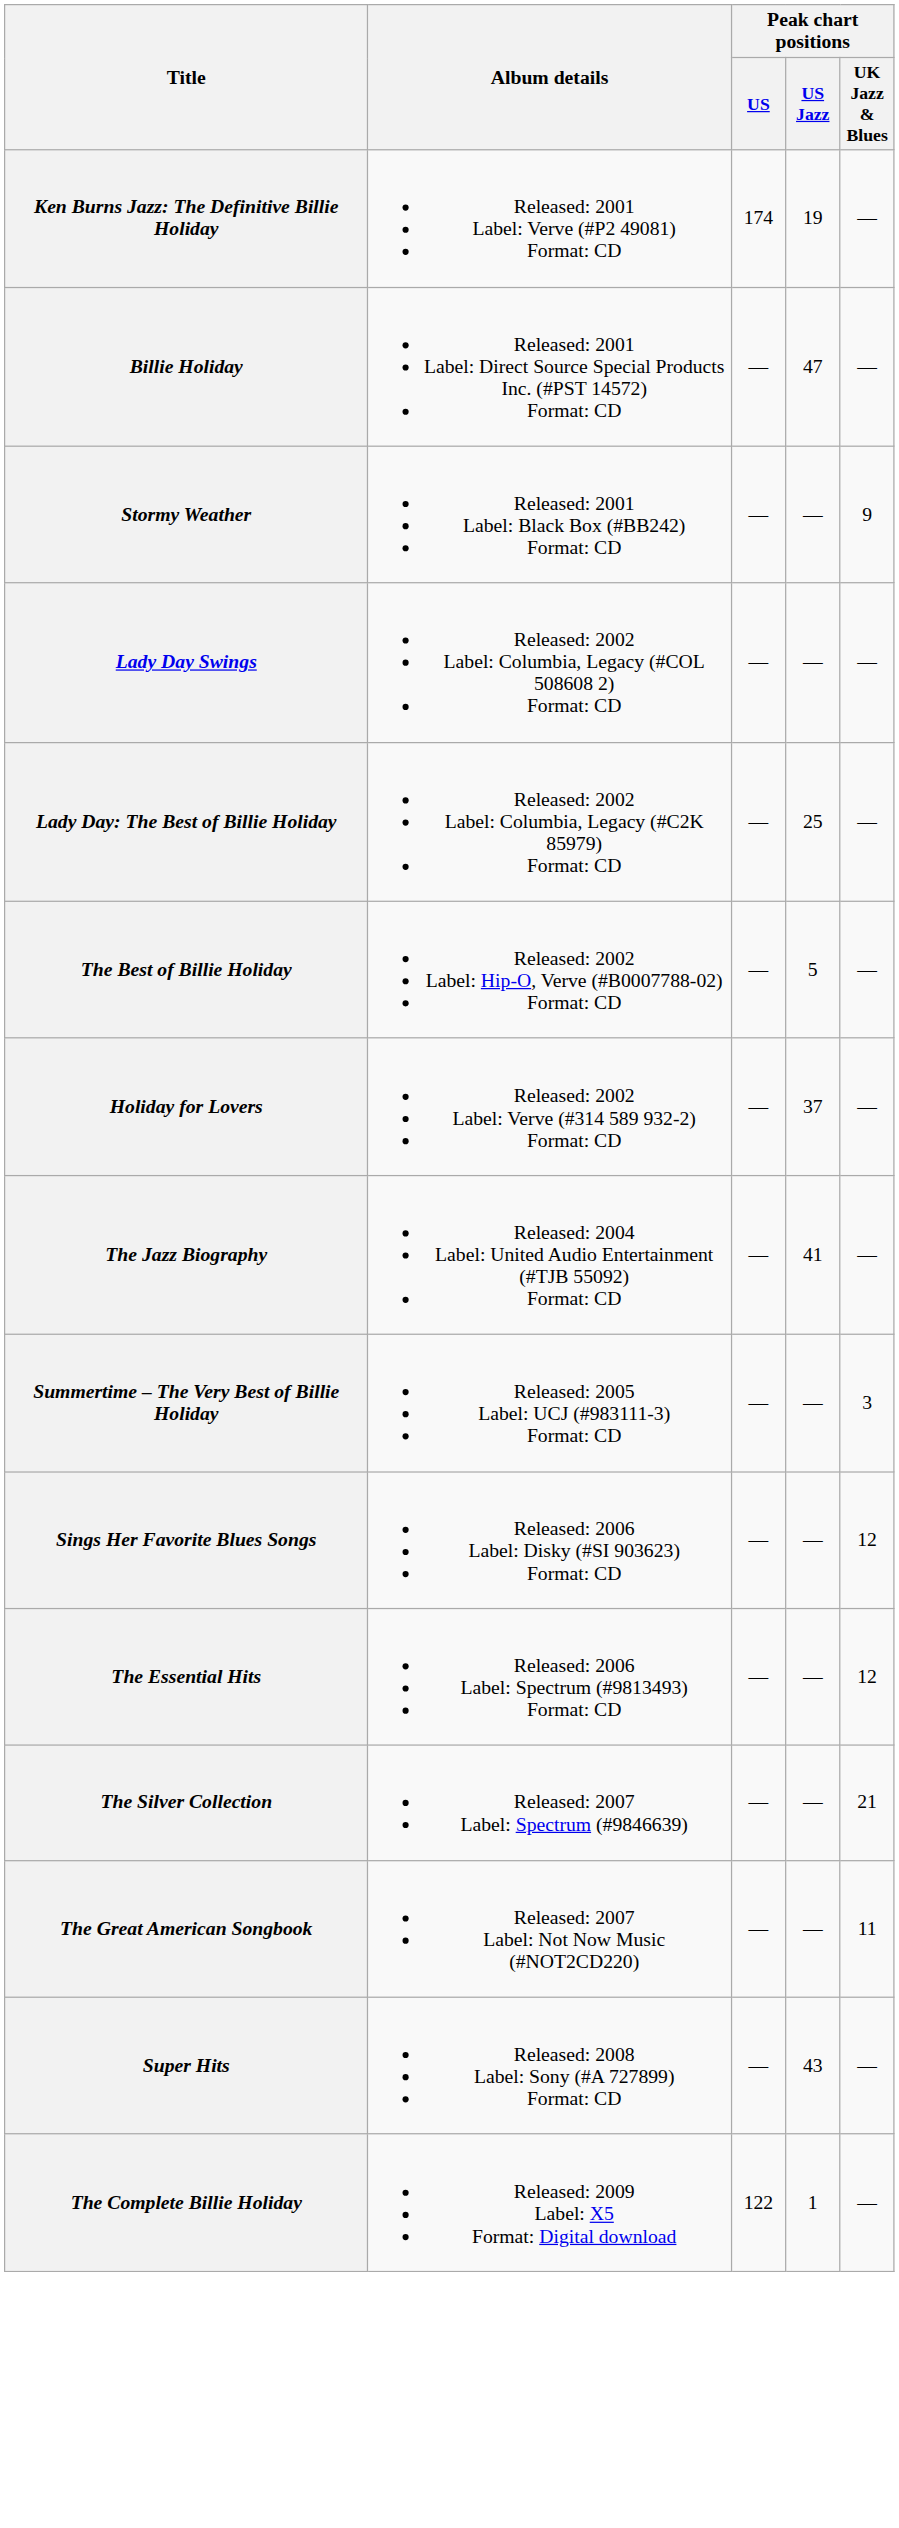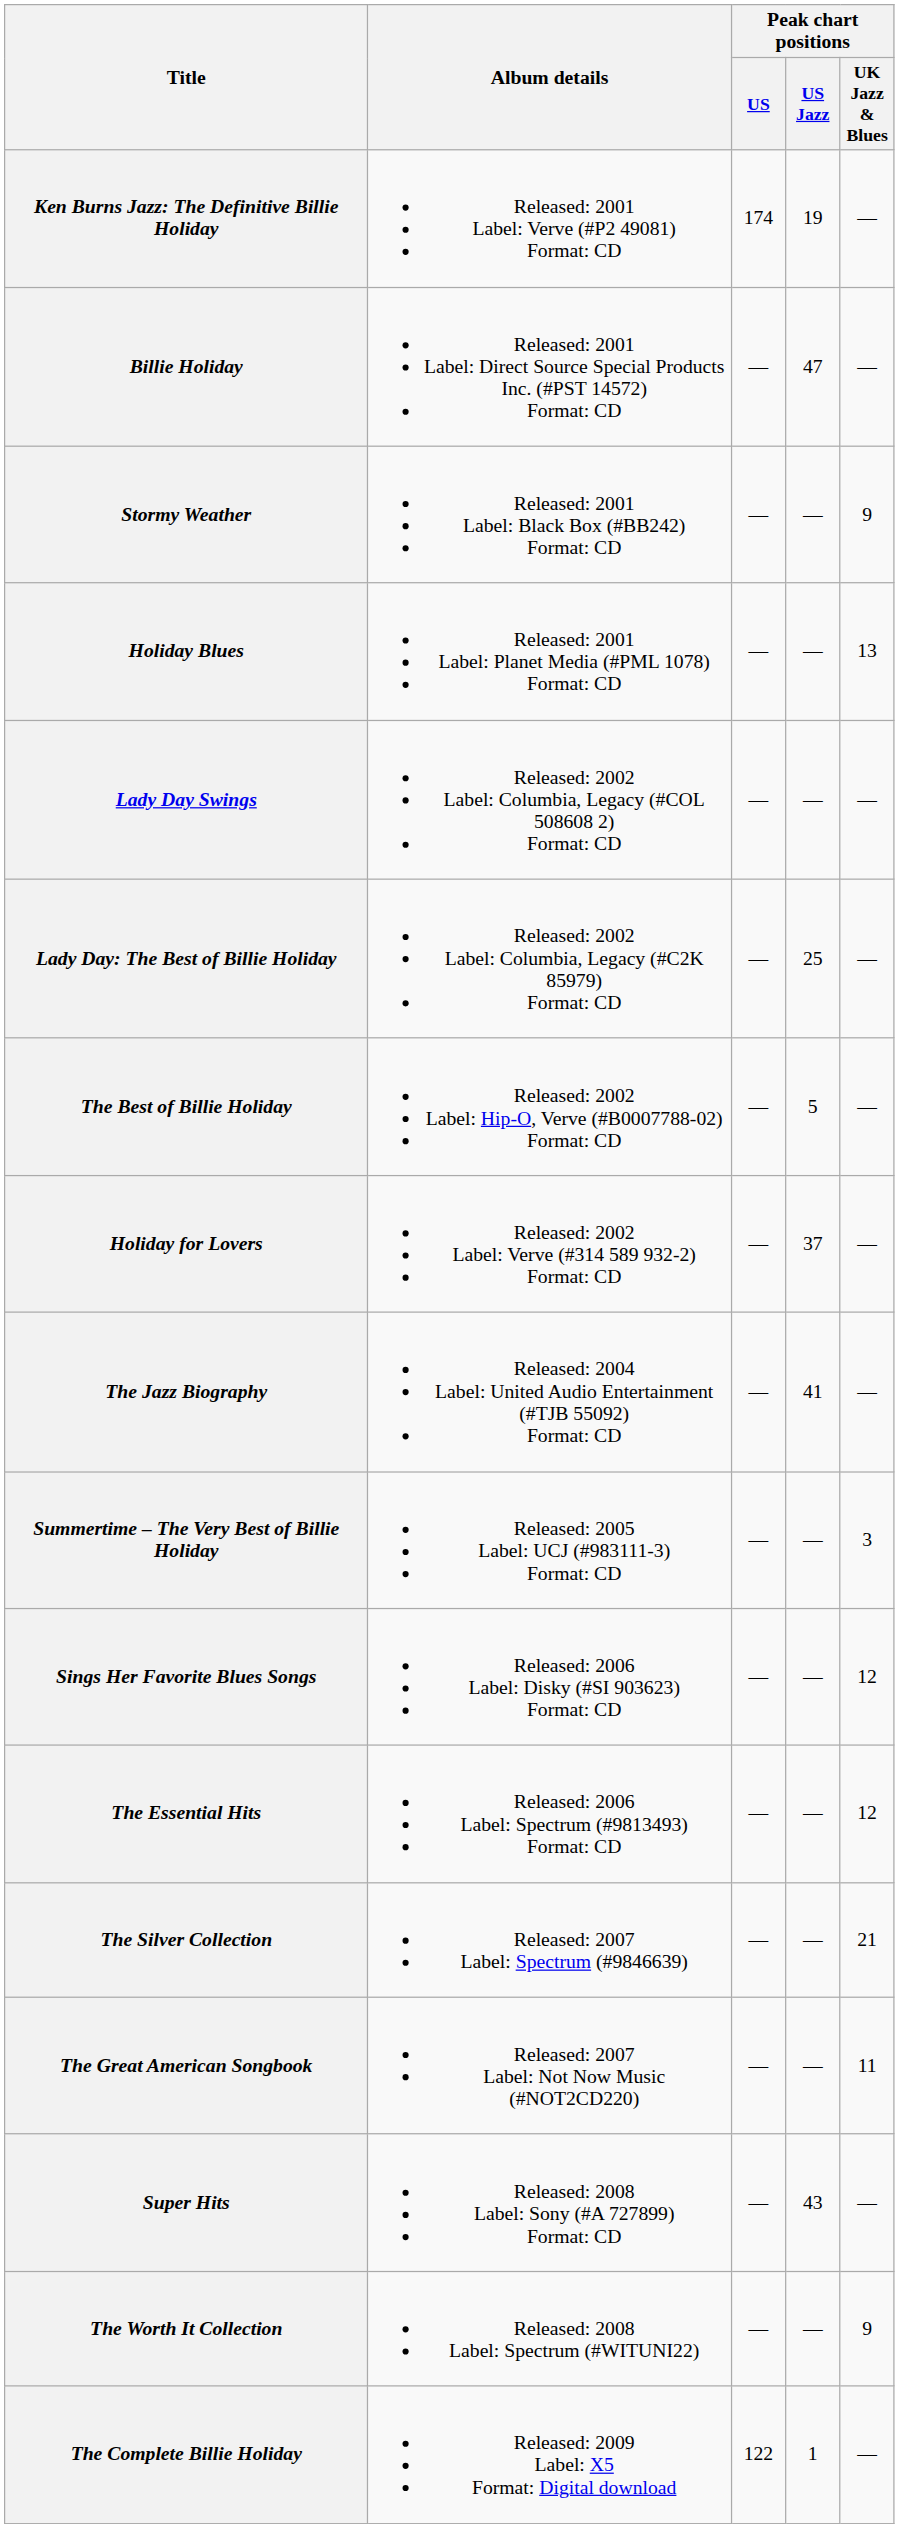+ row: (186, 651)
+ row: (186, 2328)
